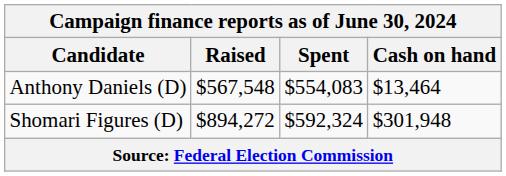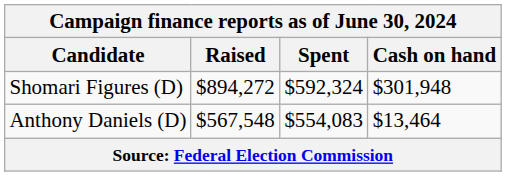rows swapped: (98, 87) <-> (96, 120)
